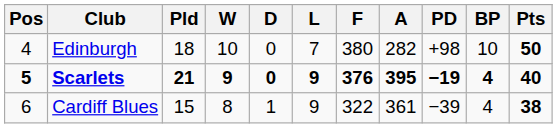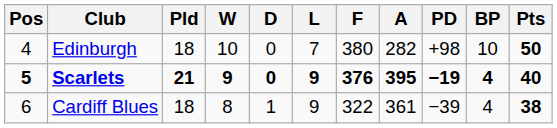(184, 107) 15 -> (184, 107) 18
